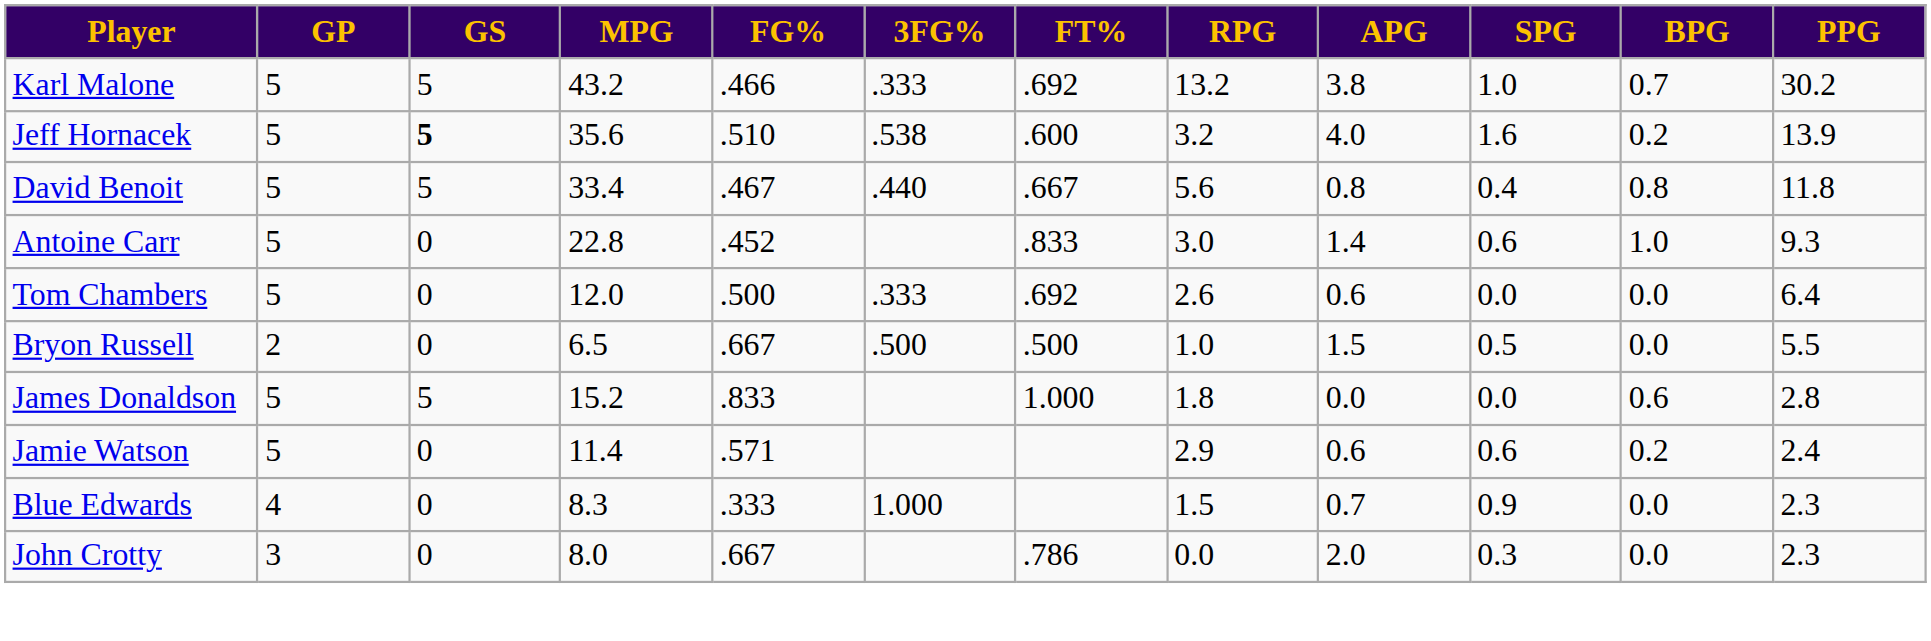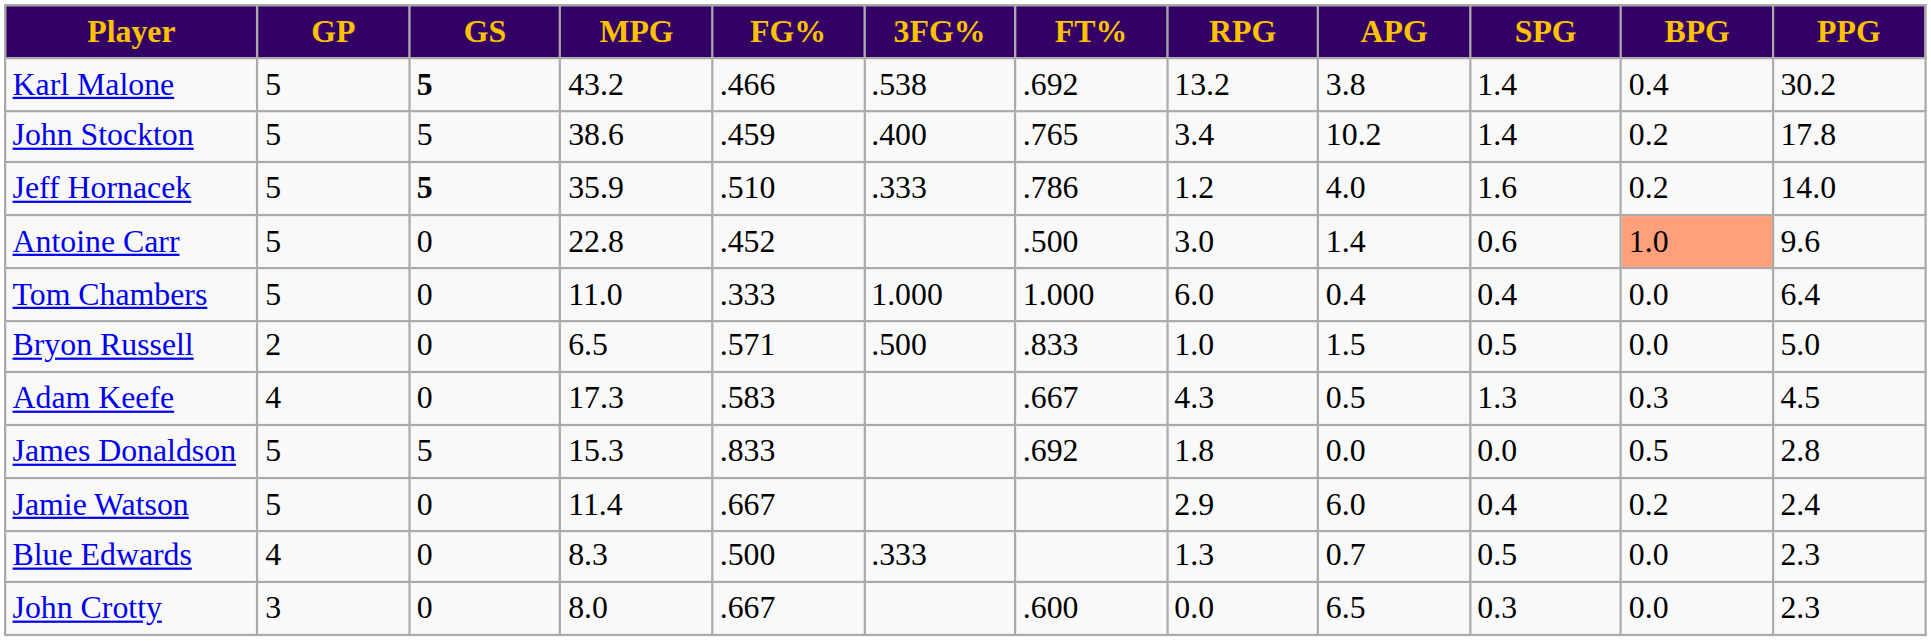(425, 83) normal -> (425, 83) bold
(899, 83) .333 -> (899, 83) .538
(1497, 83) 1.0 -> (1497, 83) 1.4
(1649, 83) 0.7 -> (1649, 83) 0.4
+ row: (103, 136)
(596, 136) 35.6 -> (596, 188) 35.9
(899, 136) .538 -> (899, 188) .333
(1051, 136) .600 -> (1051, 188) .786
(1194, 136) 3.2 -> (1194, 188) 1.2
(1808, 136) 13.9 -> (1808, 188) 14.0
- row: (98, 188)
(1051, 241) .833 -> (1051, 241) .500
(1649, 241) no background -> (1649, 241) lightsalmon background
(1800, 241) 9.3 -> (1800, 241) 9.6
(596, 293) 12.0 -> (595, 293) 11.0
(748, 293) .500 -> (748, 293) .333
(899, 293) .333 -> (907, 293) 1.000
(1051, 293) .692 -> (1059, 293) 1.000
(1194, 293) 2.6 -> (1194, 293) 6.0
(1346, 293) 0.6 -> (1346, 293) 0.4
(1497, 293) 0.0 -> (1497, 293) 0.4
(748, 346) .667 -> (748, 346) .571
(1051, 346) .500 -> (1051, 346) .833
(1800, 346) 5.5 -> (1800, 346) 5.0
+ row: (93, 398)
(596, 398) 15.2 -> (596, 451) 15.3
(1059, 398) 1.000 -> (1051, 451) .692
(1649, 398) 0.6 -> (1649, 451) 0.5
(748, 451) .571 -> (748, 503) .667
(1346, 451) 0.6 -> (1346, 503) 6.0
(1497, 451) 0.6 -> (1497, 503) 0.4
(748, 503) .333 -> (748, 556) .500
(907, 503) 1.000 -> (899, 556) .333
(1194, 503) 1.5 -> (1194, 556) 1.3
(1497, 503) 0.9 -> (1497, 556) 0.5
(1051, 556) .786 -> (1051, 608) .600
(1346, 556) 2.0 -> (1346, 608) 6.5
